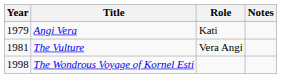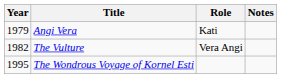(18, 47) 1981 -> (18, 47) 1982
(18, 64) 1998 -> (18, 64) 1995
